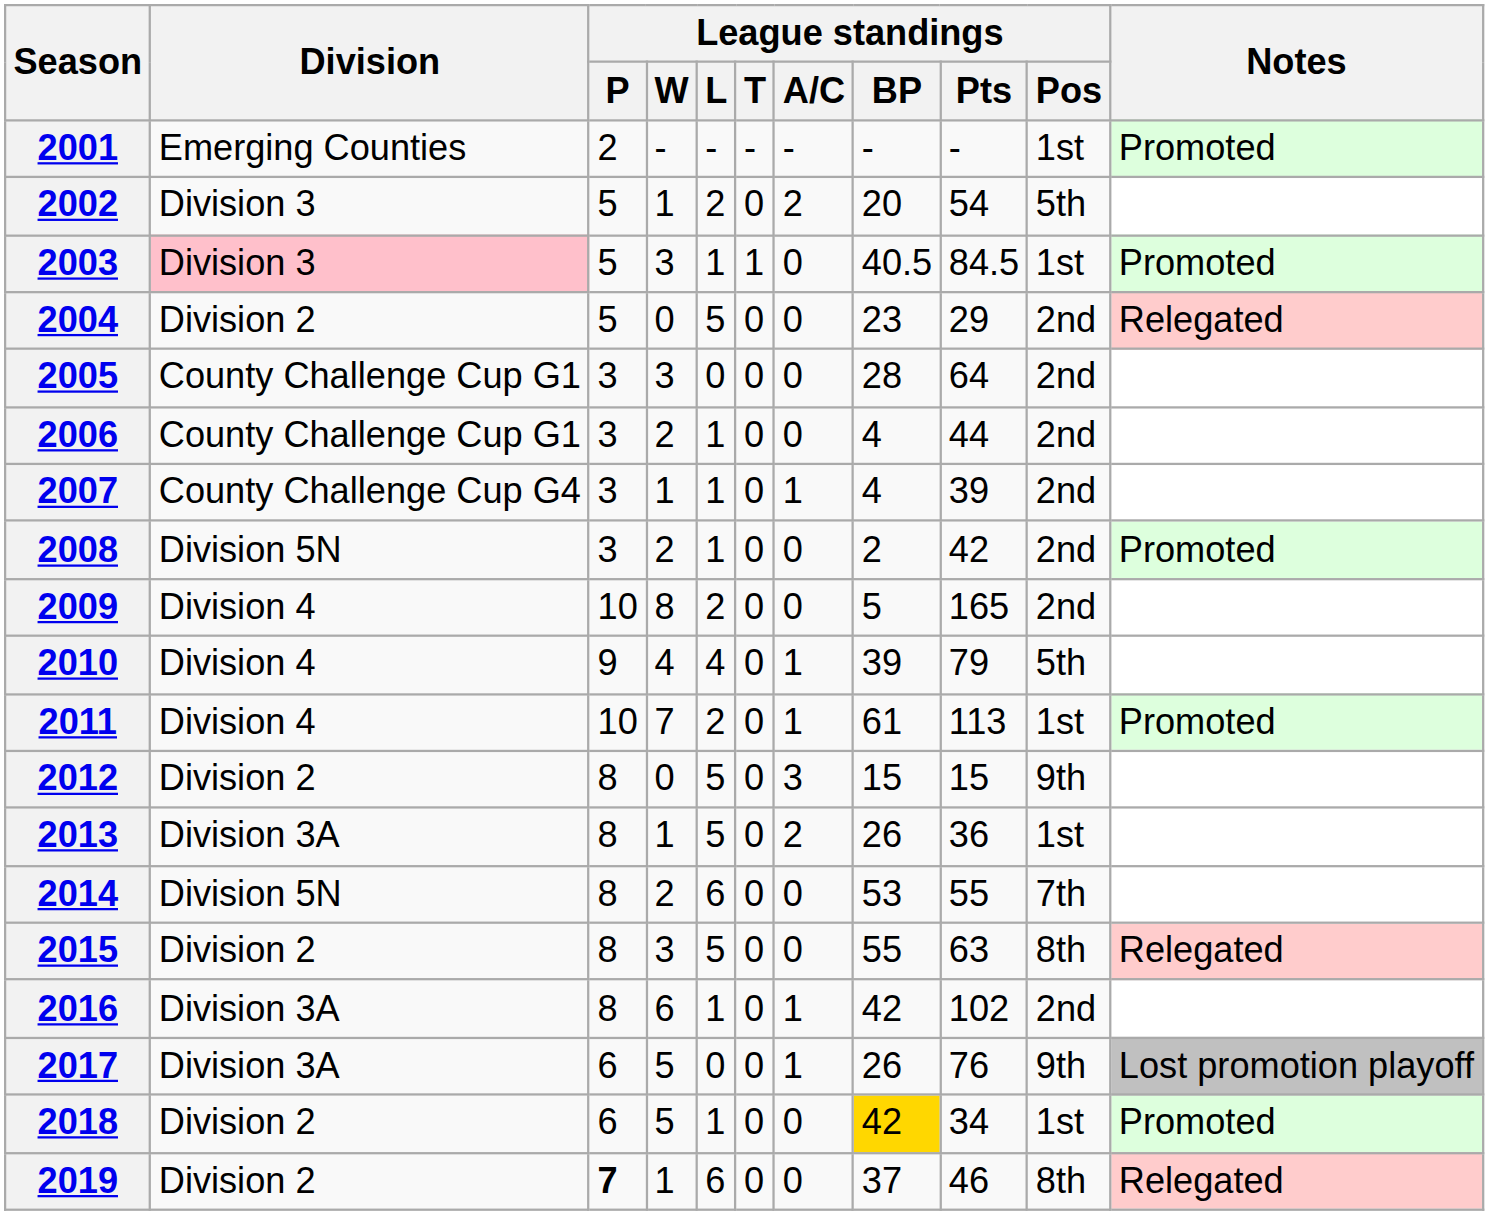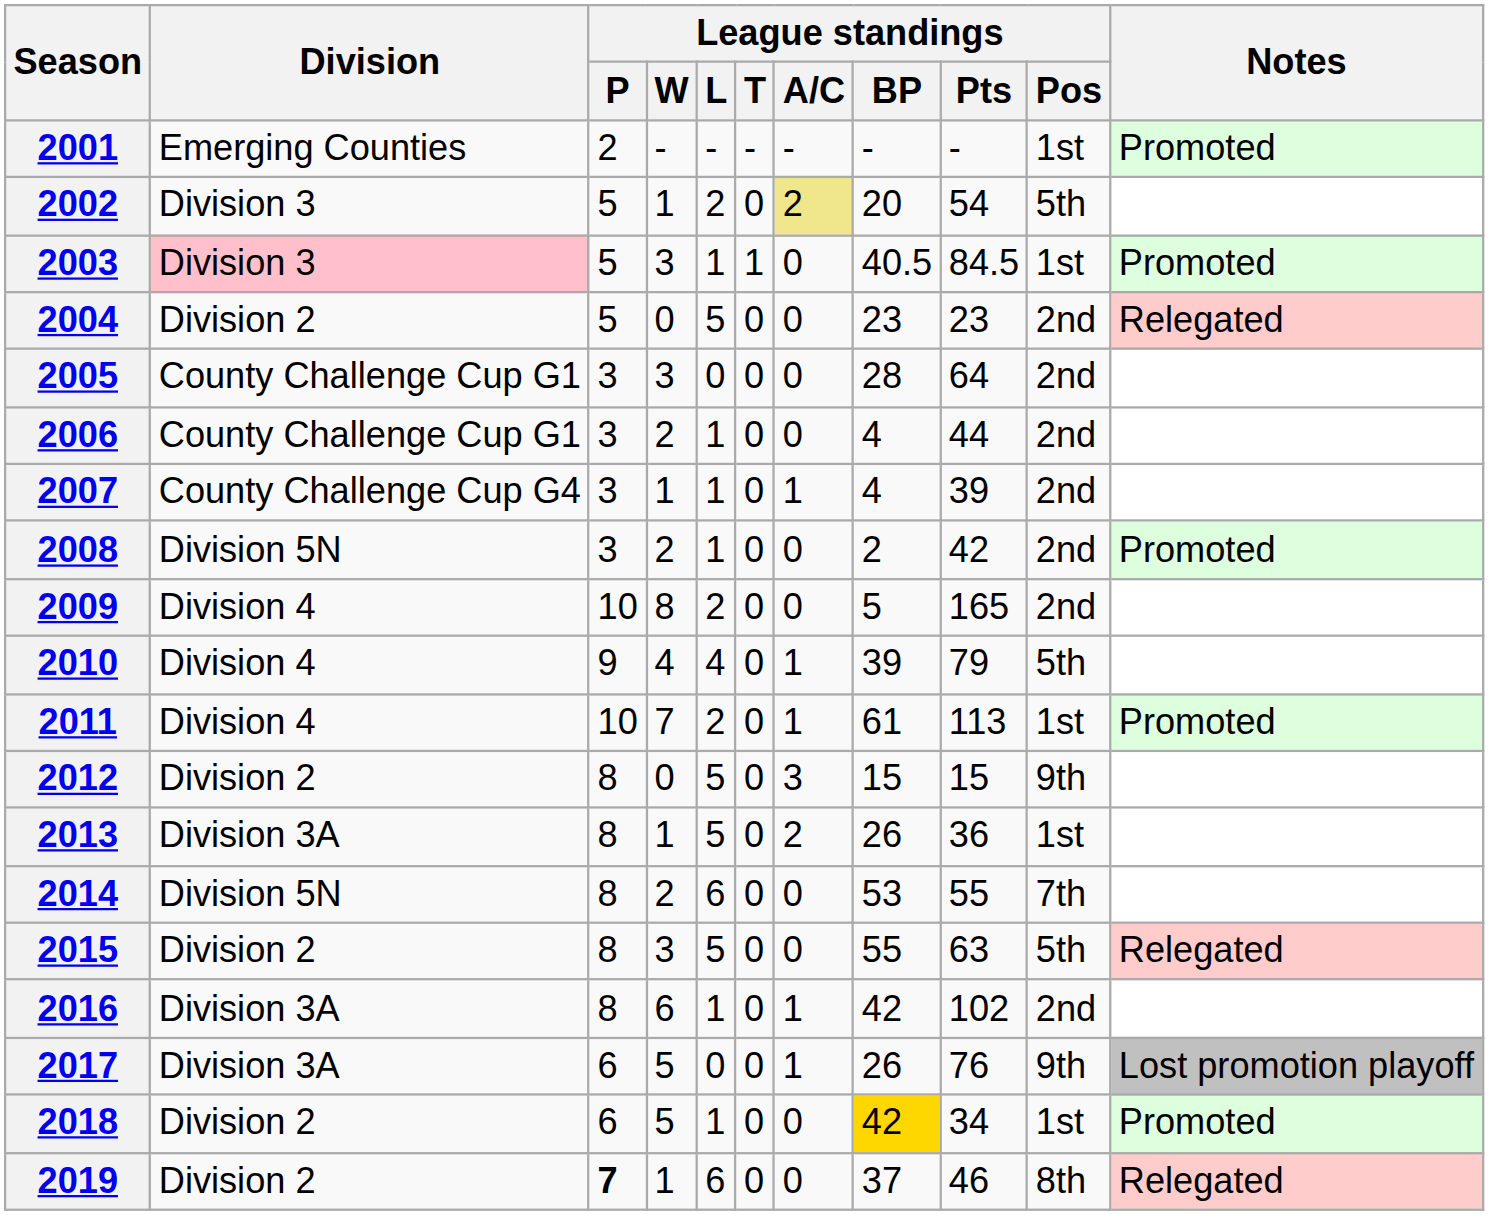(793, 205) no background -> (793, 205) khaki background
(969, 319) 29 -> (969, 319) 23
(1061, 950) 8th -> (1061, 950) 5th
